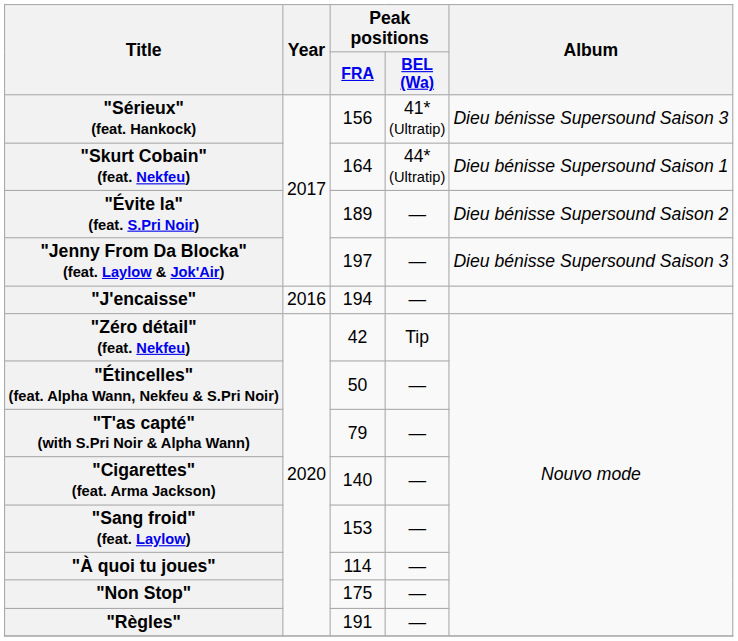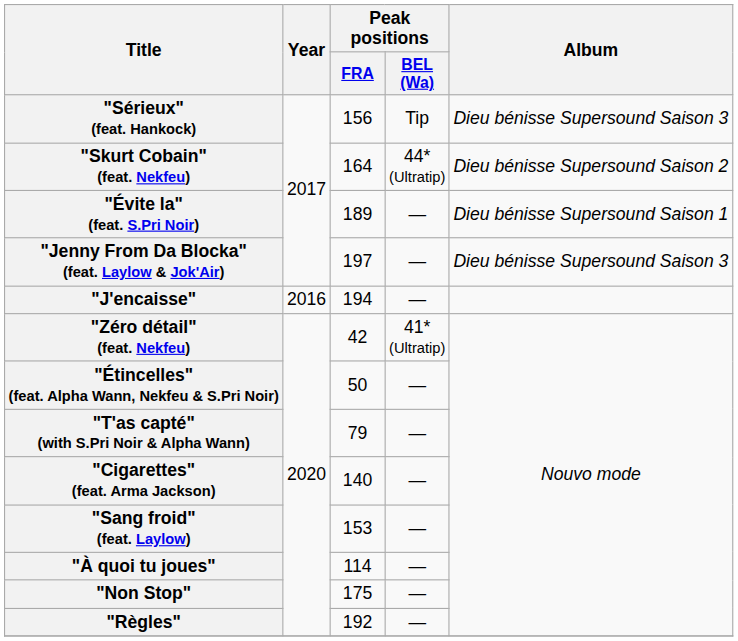(417, 118) 41* (Ultratip) -> (417, 118) Tip
(591, 166) Dieu bénisse Supersound Saison 1 -> (591, 166) Dieu bénisse Supersound Saison 2
(591, 214) Dieu bénisse Supersound Saison 2 -> (591, 214) Dieu bénisse Supersound Saison 1
(417, 337) Tip -> (417, 337) 41* (Ultratip)
(358, 621) 191 -> (358, 621) 192
